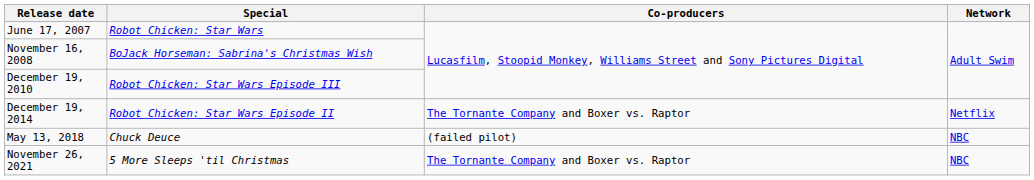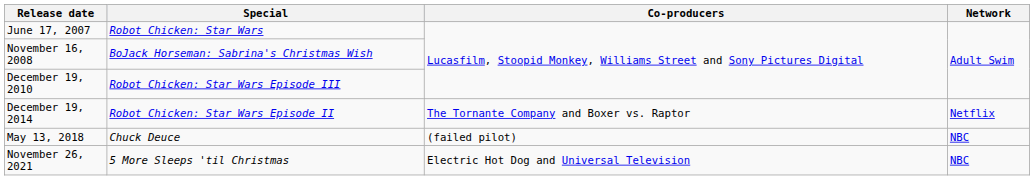(559, 160) The Tornante Company and Boxer vs. Raptor -> (559, 160) Electric Hot Dog and Universal Television
